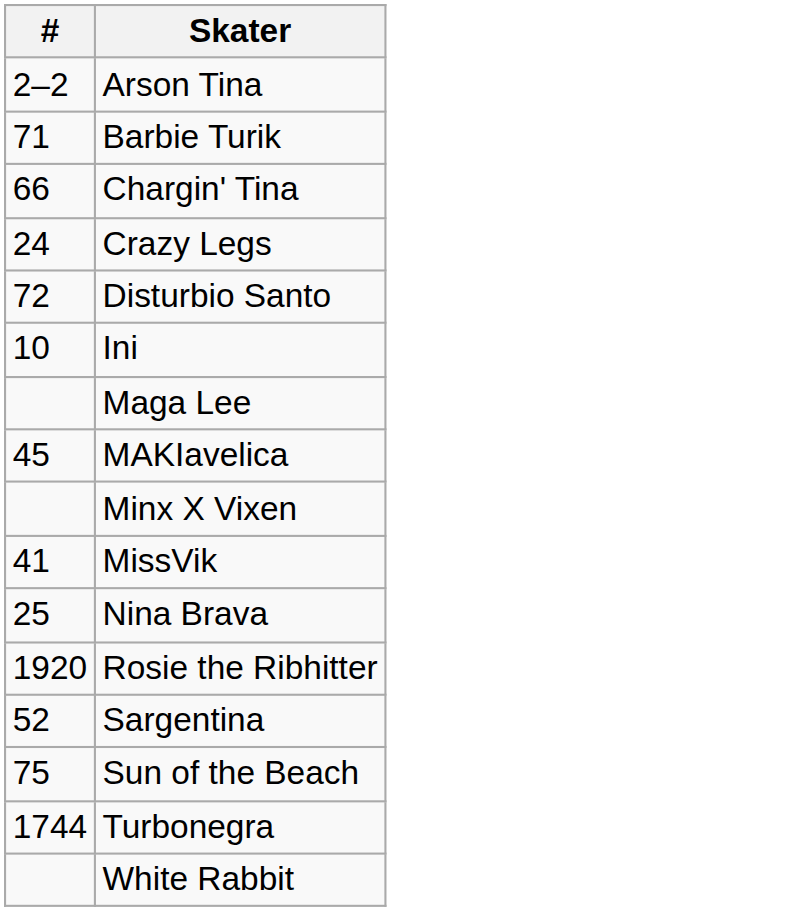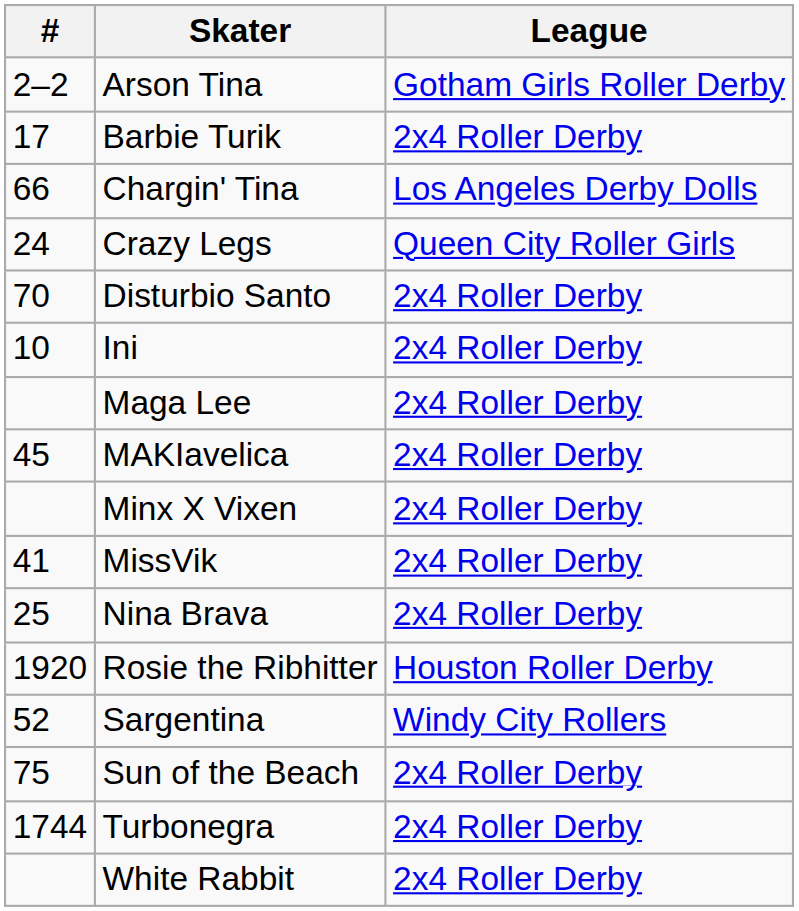+ column: (589, 31)
(31, 137) 71 -> (31, 137) 17
(31, 296) 72 -> (31, 296) 70
